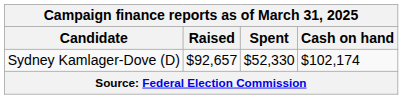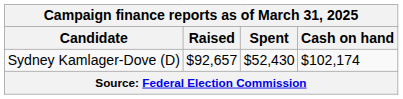(269, 60) $52,330 -> (269, 60) $52,430
